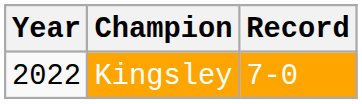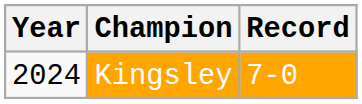(46, 75) 2022 -> (46, 75) 2024
